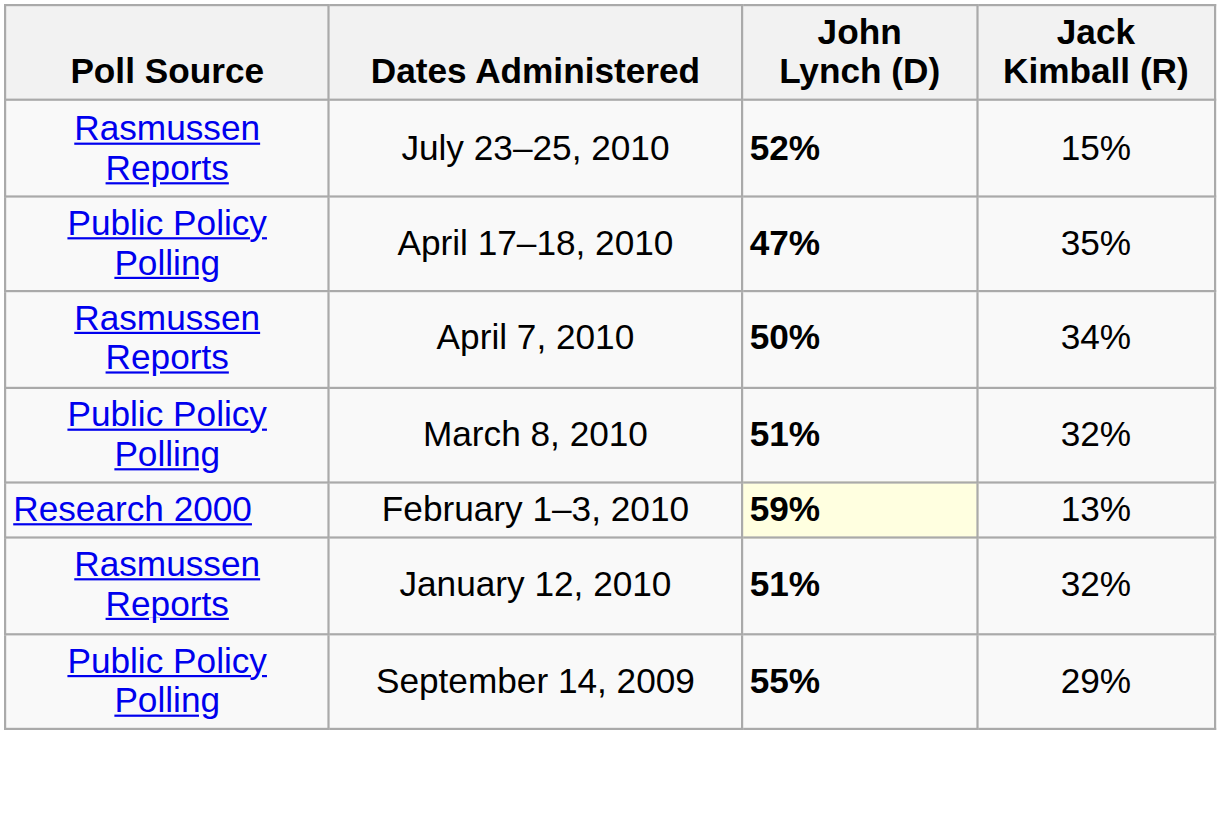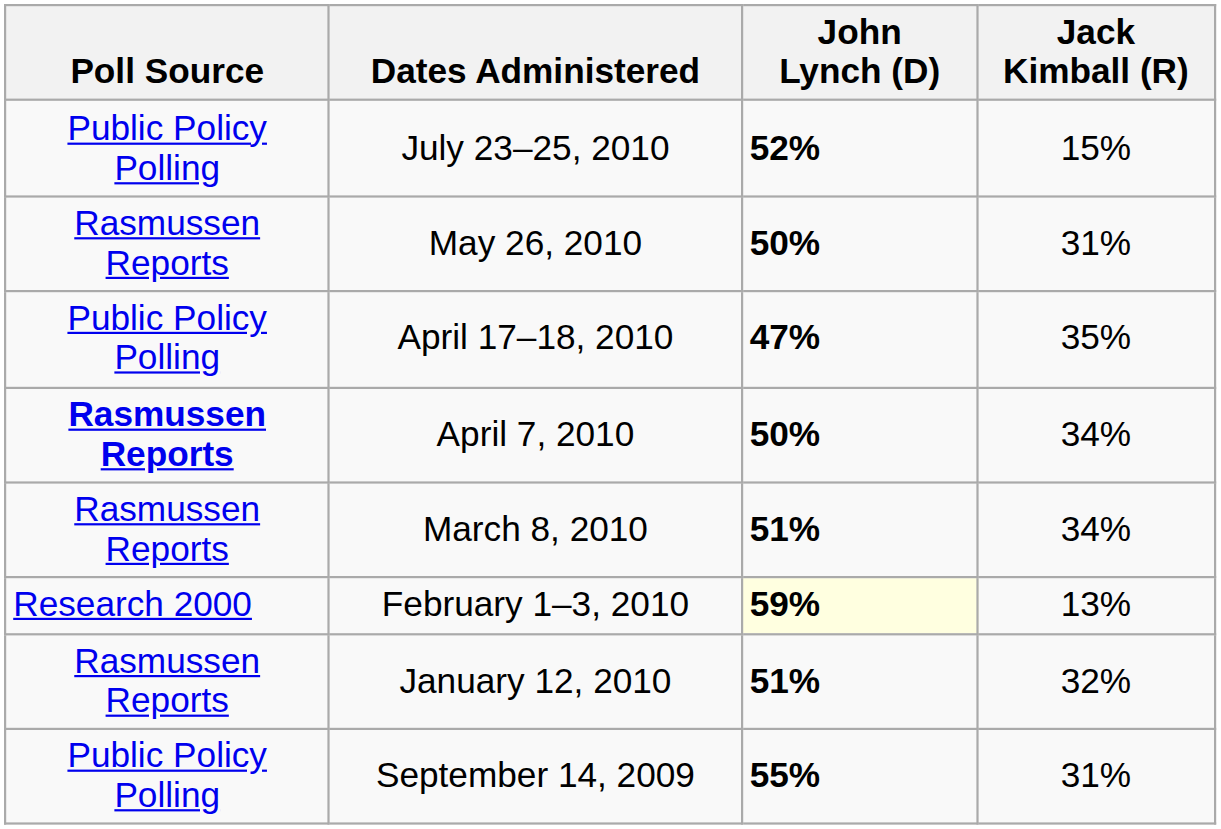(167, 147) Rasmussen Reports -> (167, 147) Public Policy Polling
+ row: (535, 243)
(167, 338) normal -> (167, 433) bold
(167, 433) Public Policy Polling -> (167, 529) Rasmussen Reports
(1096, 433) 32% -> (1096, 529) 34%
(1096, 680) 29% -> (1096, 776) 31%
